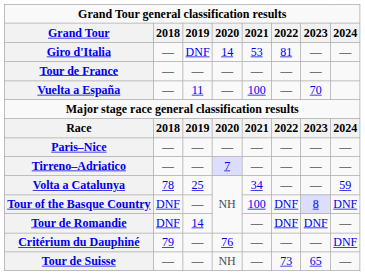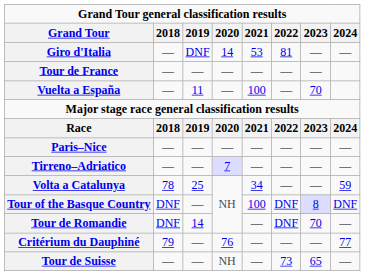(316, 223) DNF -> (316, 223) 70
(345, 242) DNF -> (345, 242) 77
